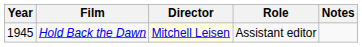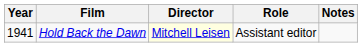(20, 32) 1945 -> (20, 32) 1941
